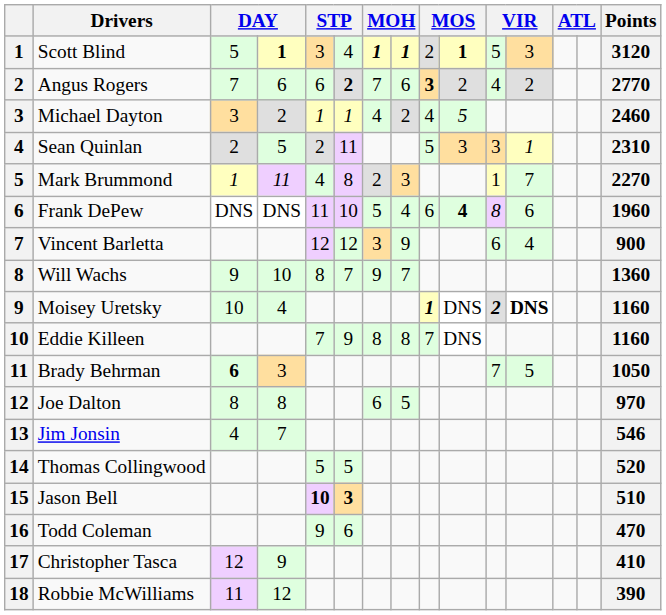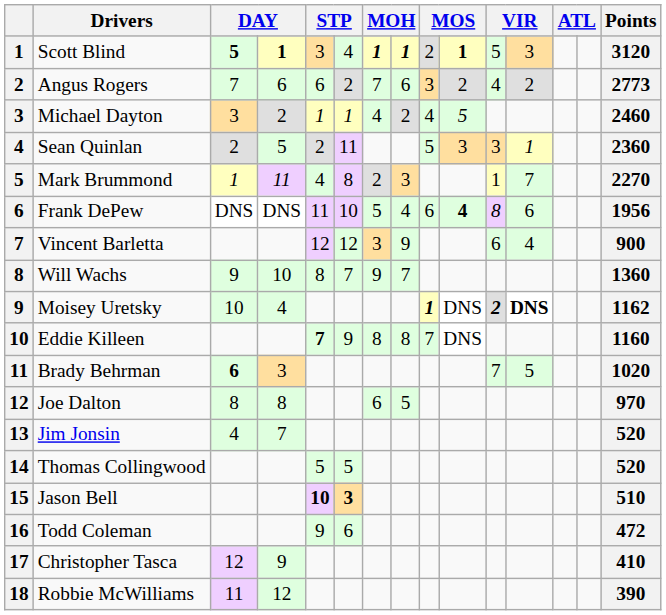(234, 51) normal -> (234, 51) bold
(348, 83) bold -> (348, 83) normal
(429, 83) bold -> (429, 83) normal
(631, 83) 2770 -> (631, 83) 2773
(631, 147) 2310 -> (631, 147) 2360
(631, 211) 1960 -> (631, 211) 1956
(631, 306) 1160 -> (631, 306) 1162
(320, 338) normal -> (320, 338) bold
(631, 370) 1050 -> (631, 370) 1020
(631, 434) 546 -> (631, 434) 520
(631, 529) 470 -> (631, 529) 472
